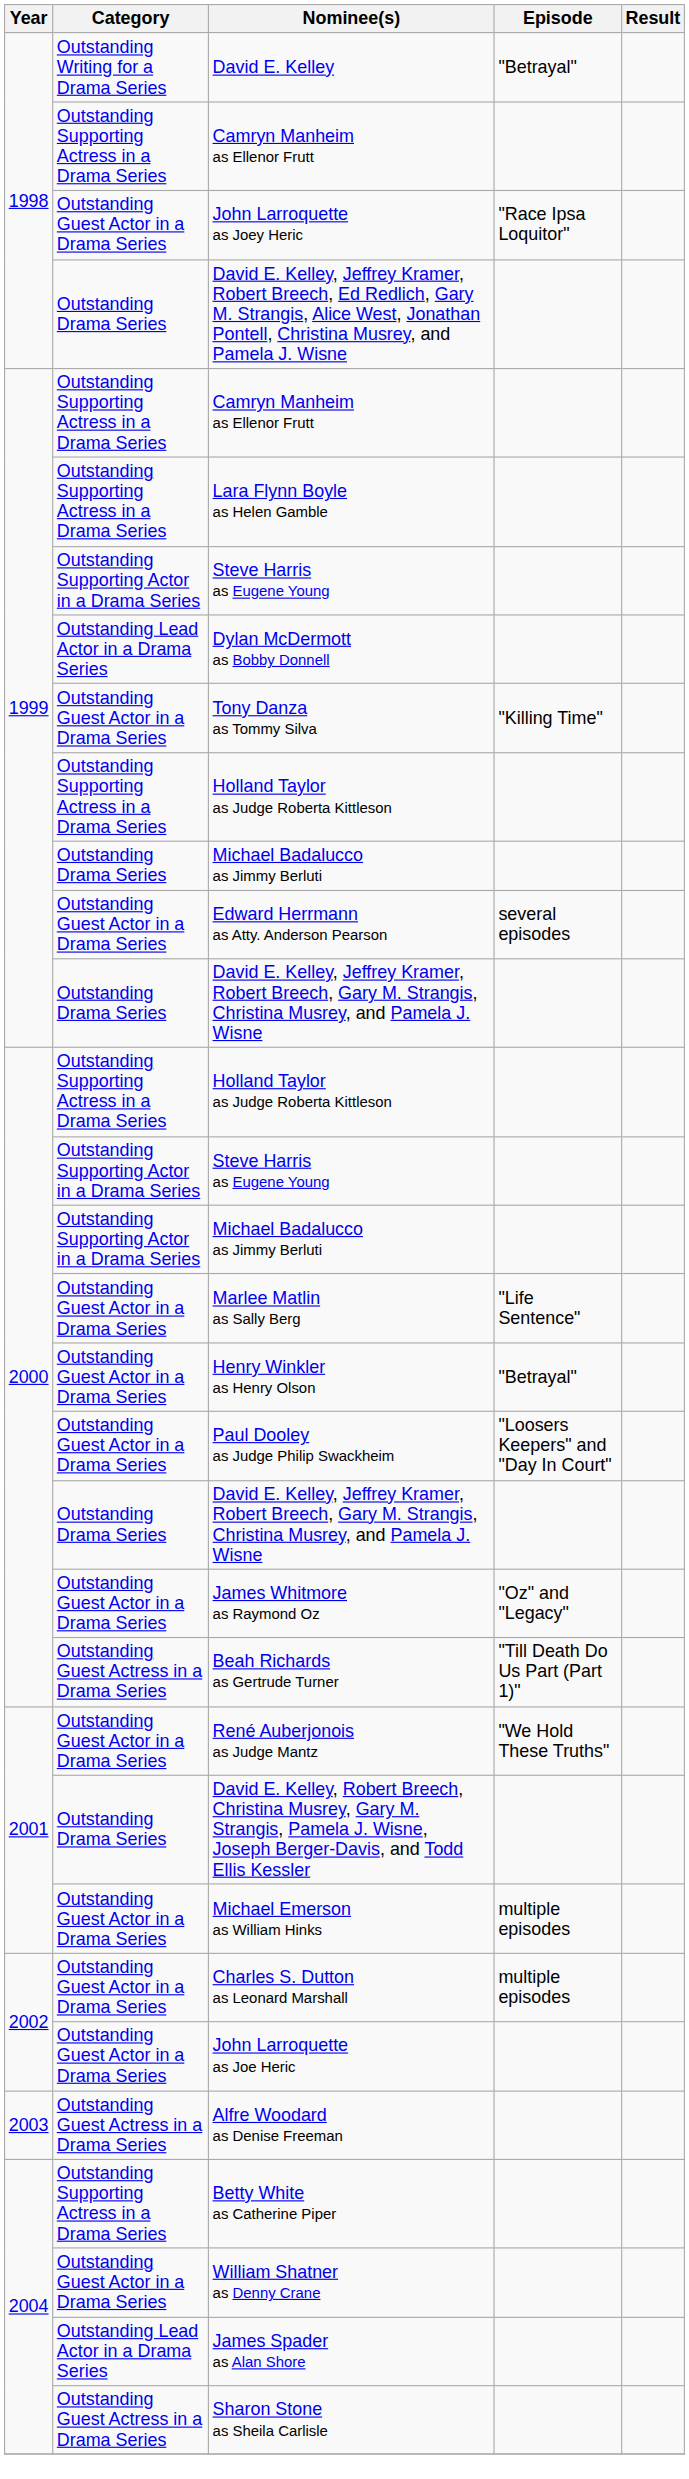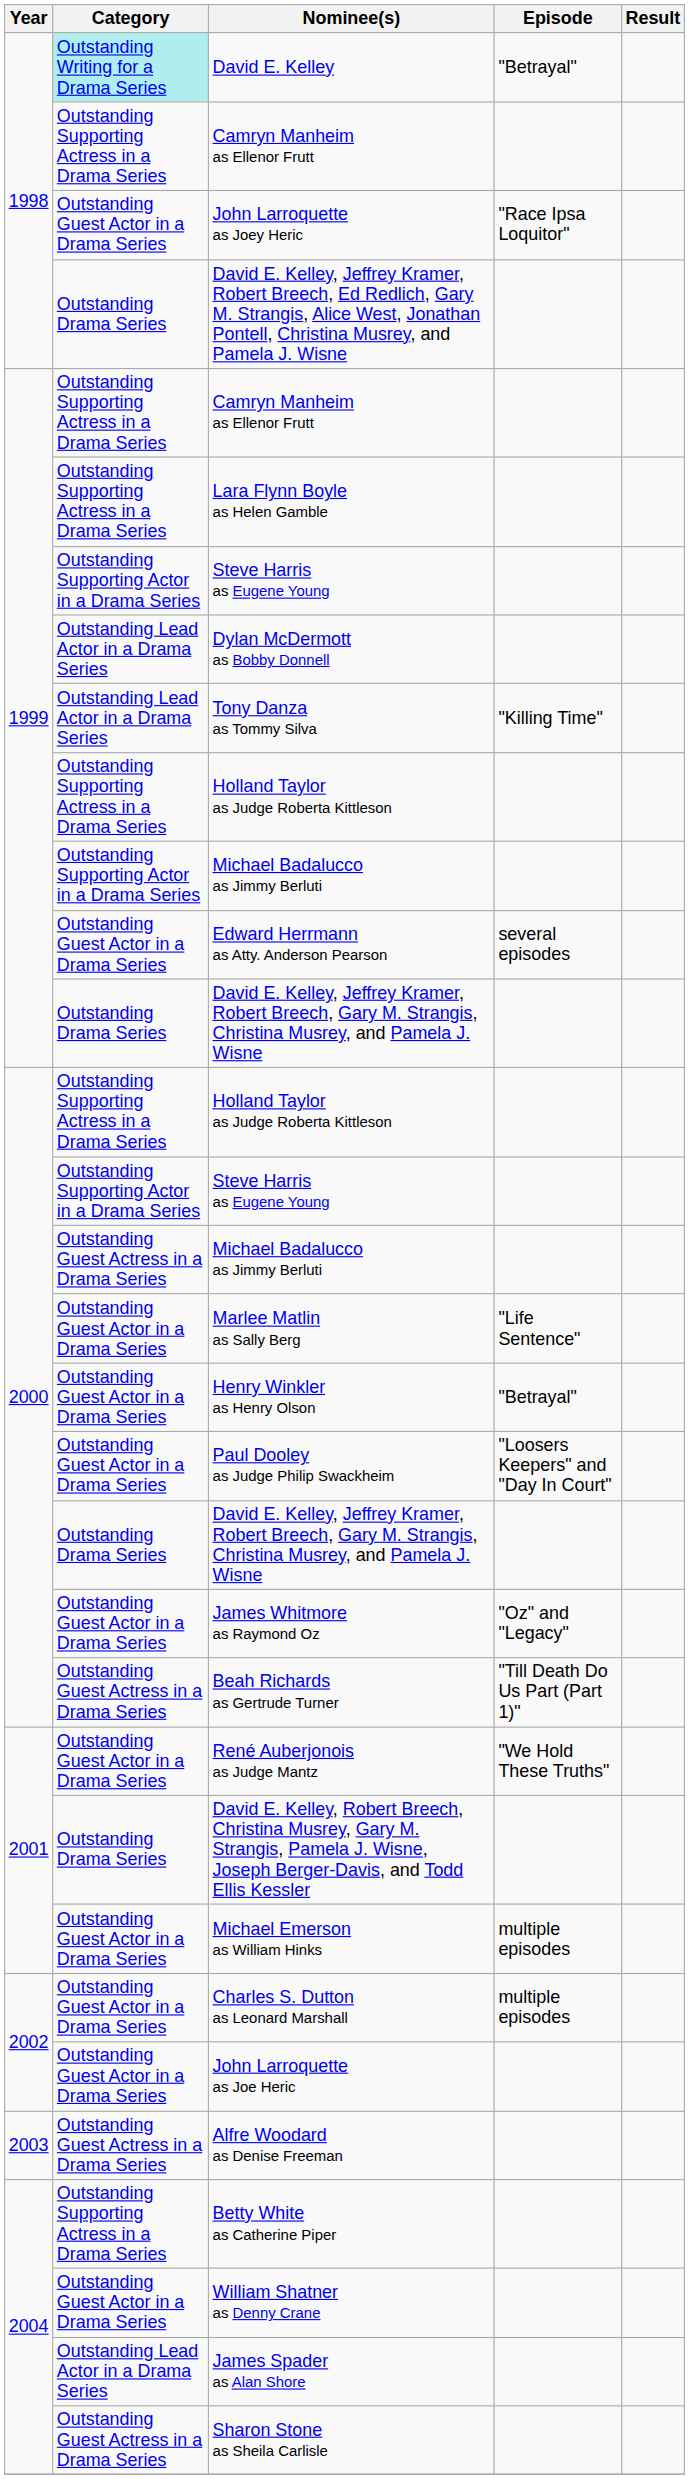(112, 67) no background -> (112, 67) paleturquoise background
(121, 718) Outstanding Guest Actor in a Drama Series -> (128, 718) Outstanding Lead Actor in a Drama Series
(112, 865) Outstanding Drama Series -> (129, 875) Outstanding Supporting Actor in a Drama Series
(129, 1239) Outstanding Supporting Actor in a Drama Series -> (130, 1259) Outstanding Guest Actress in a Drama Series
